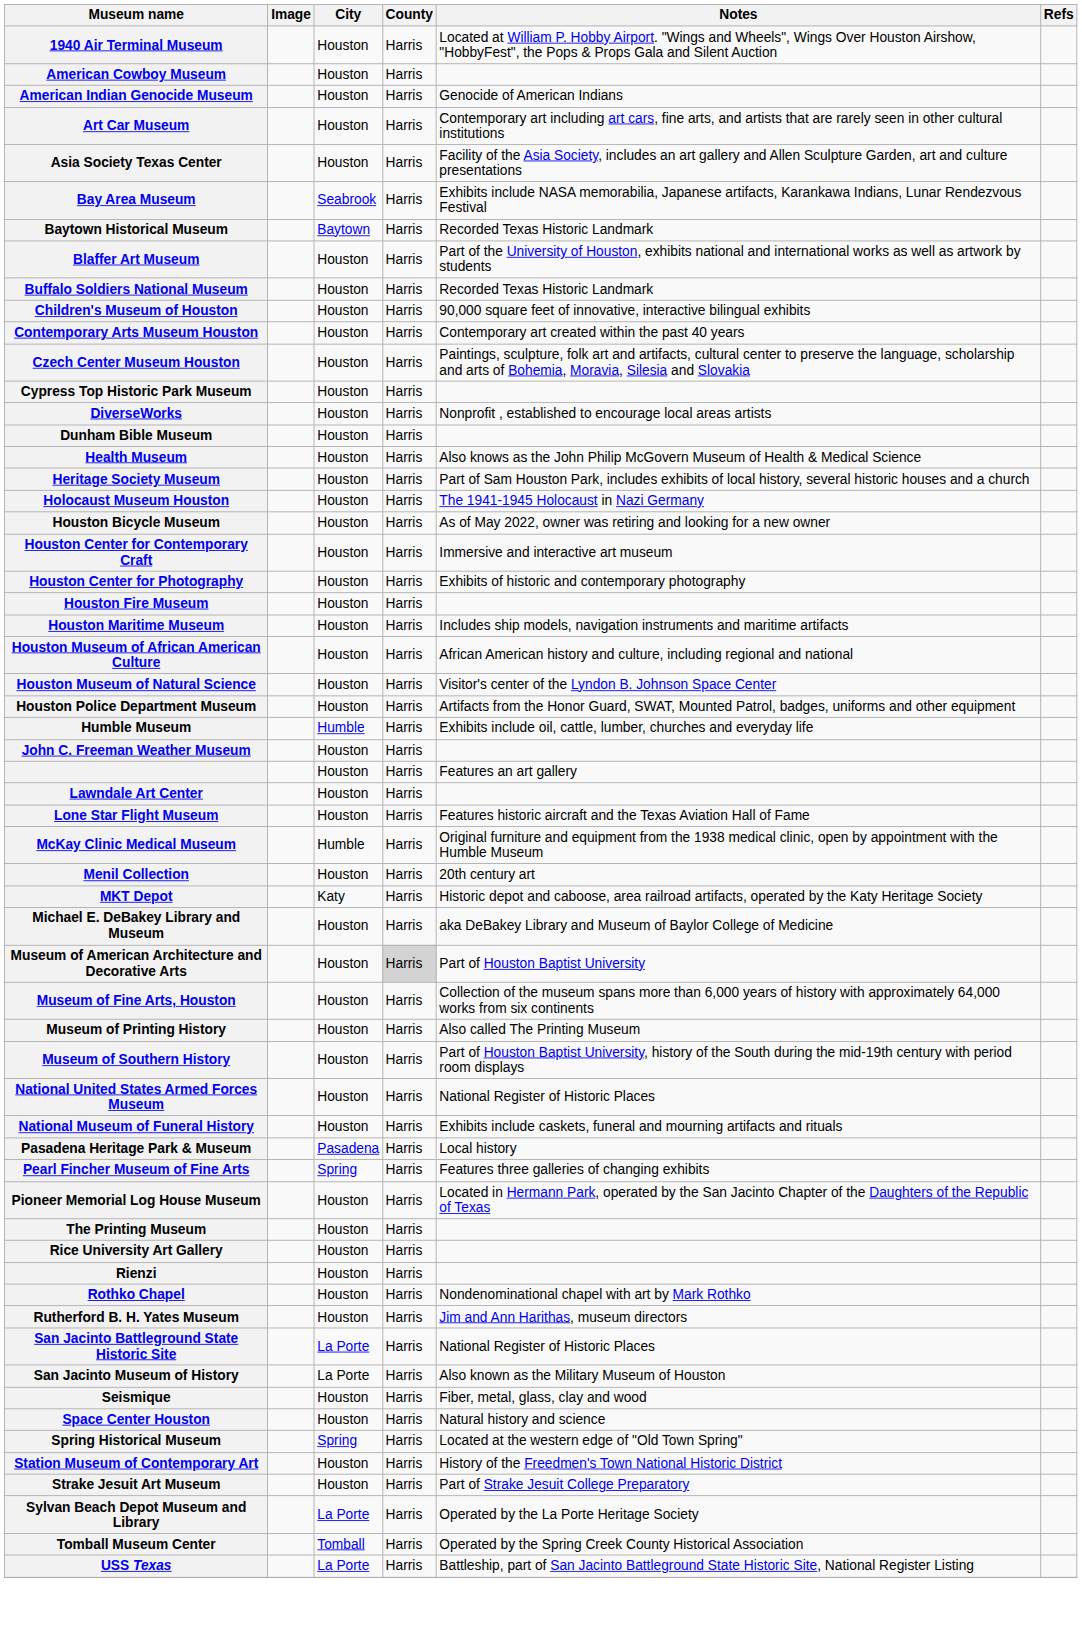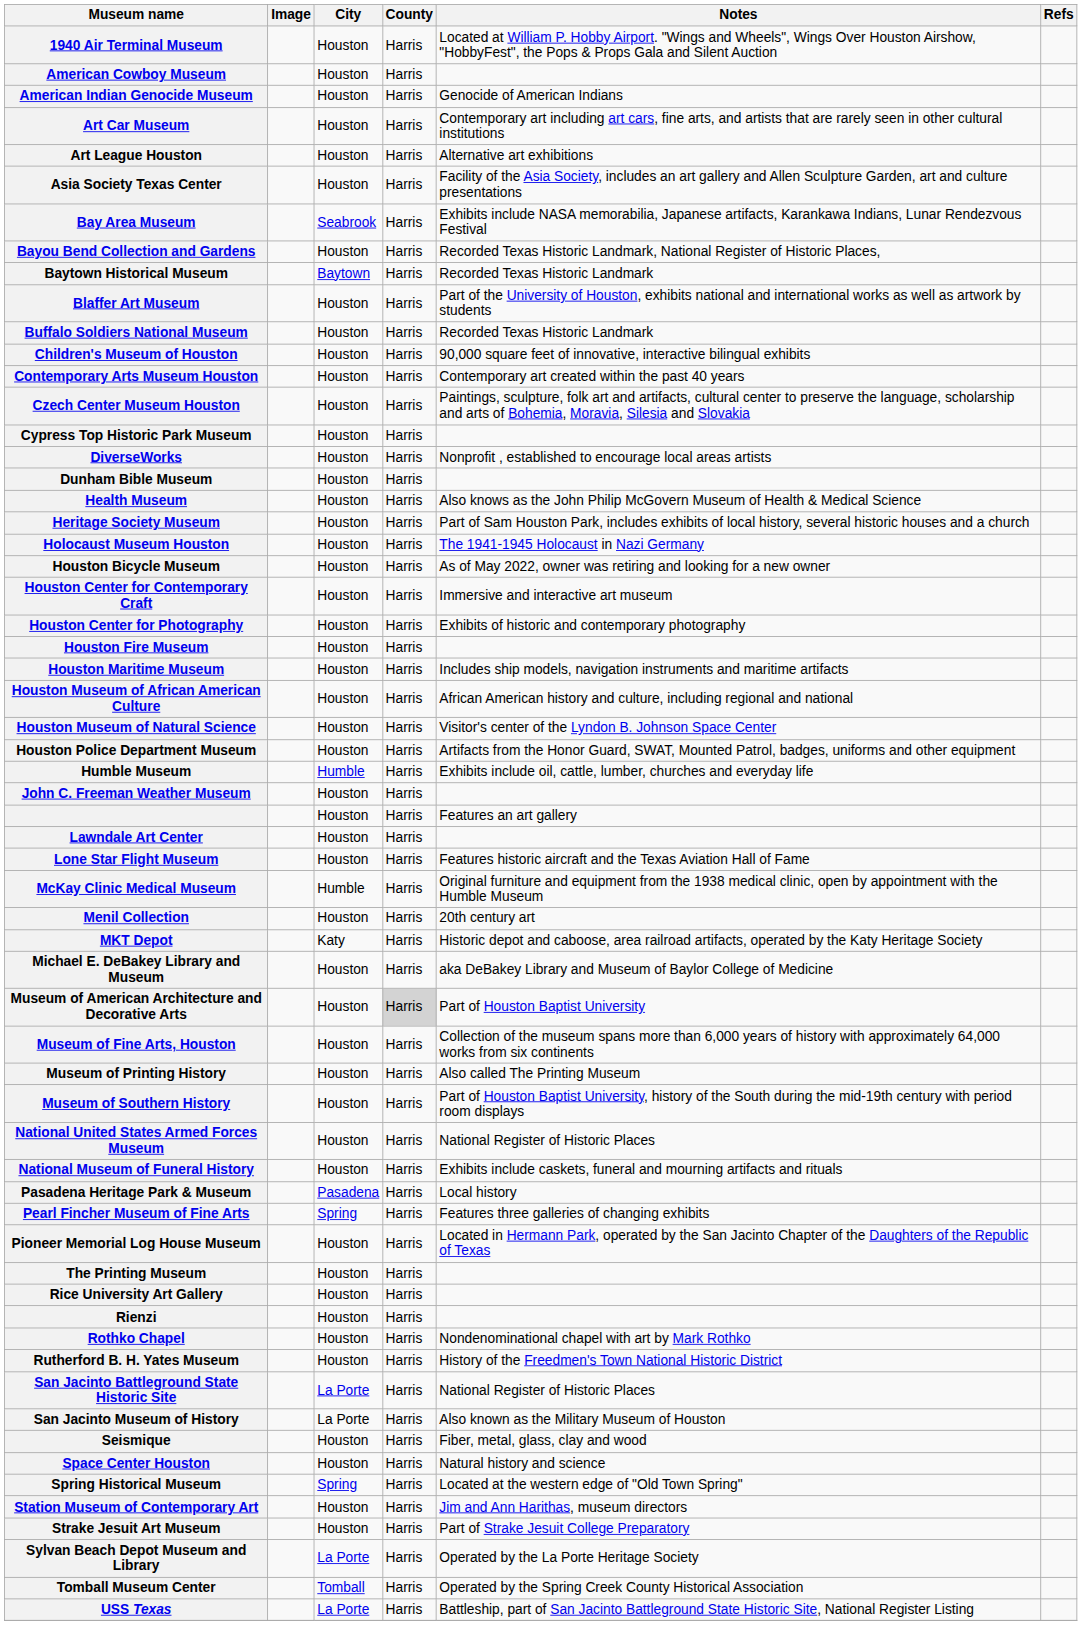+ row: (136, 155)
+ row: (136, 251)
(563, 1316) Jim and Ann Harithas, museum directors -> (611, 1360) History of the Freedmen's Town National Historic District
(611, 1463) History of the Freedmen's Town National Historic District -> (563, 1506) Jim and Ann Harithas, museum directors
